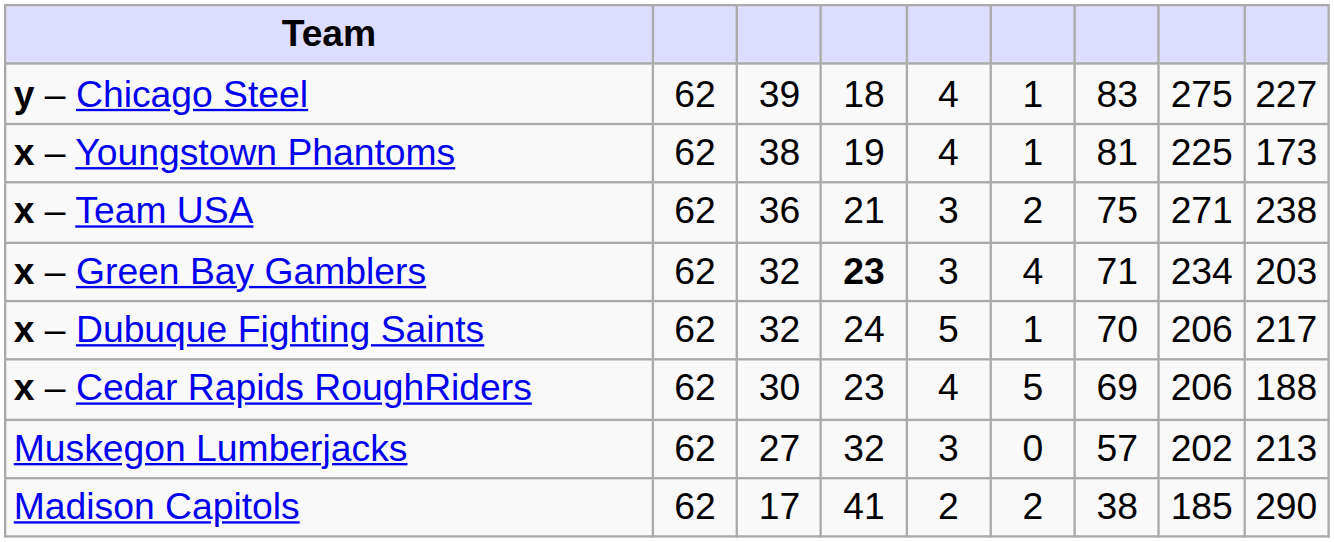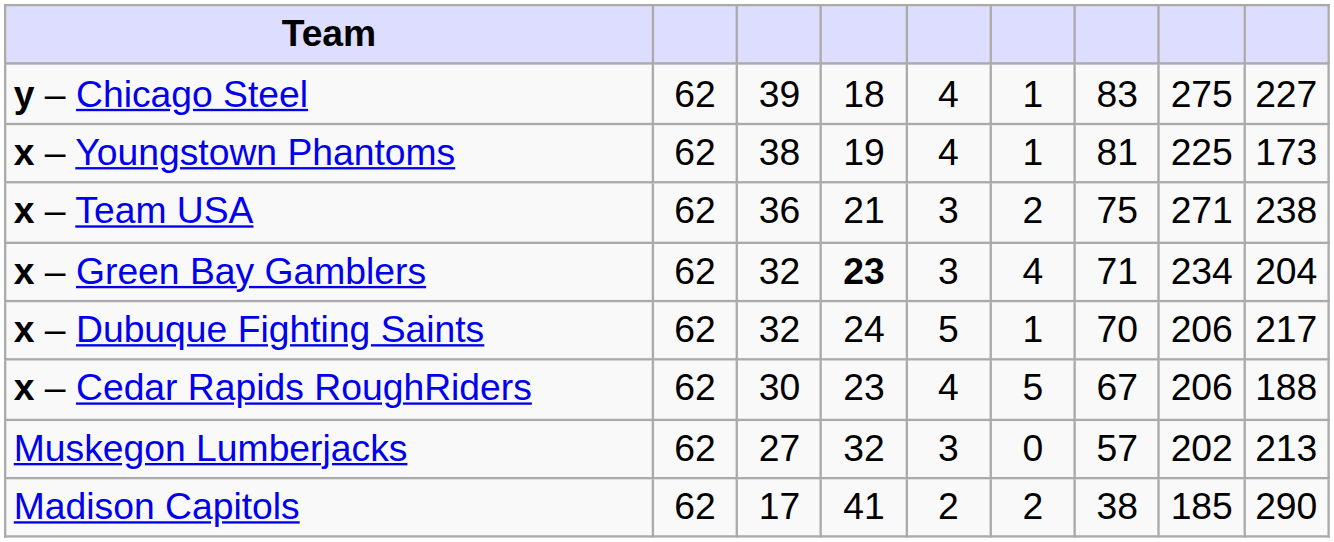(1286, 270) 203 -> (1286, 270) 204
(1117, 388) 69 -> (1117, 388) 67
